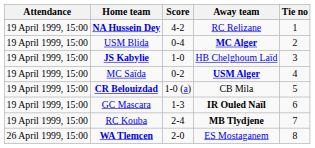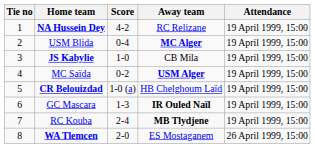columns swapped: (295, 12) <-> (47, 12)
(236, 58) HB Chelghoum Laïd -> (181, 58) CB Mila
(236, 89) CB Mila -> (181, 89) HB Chelghoum Laïd
